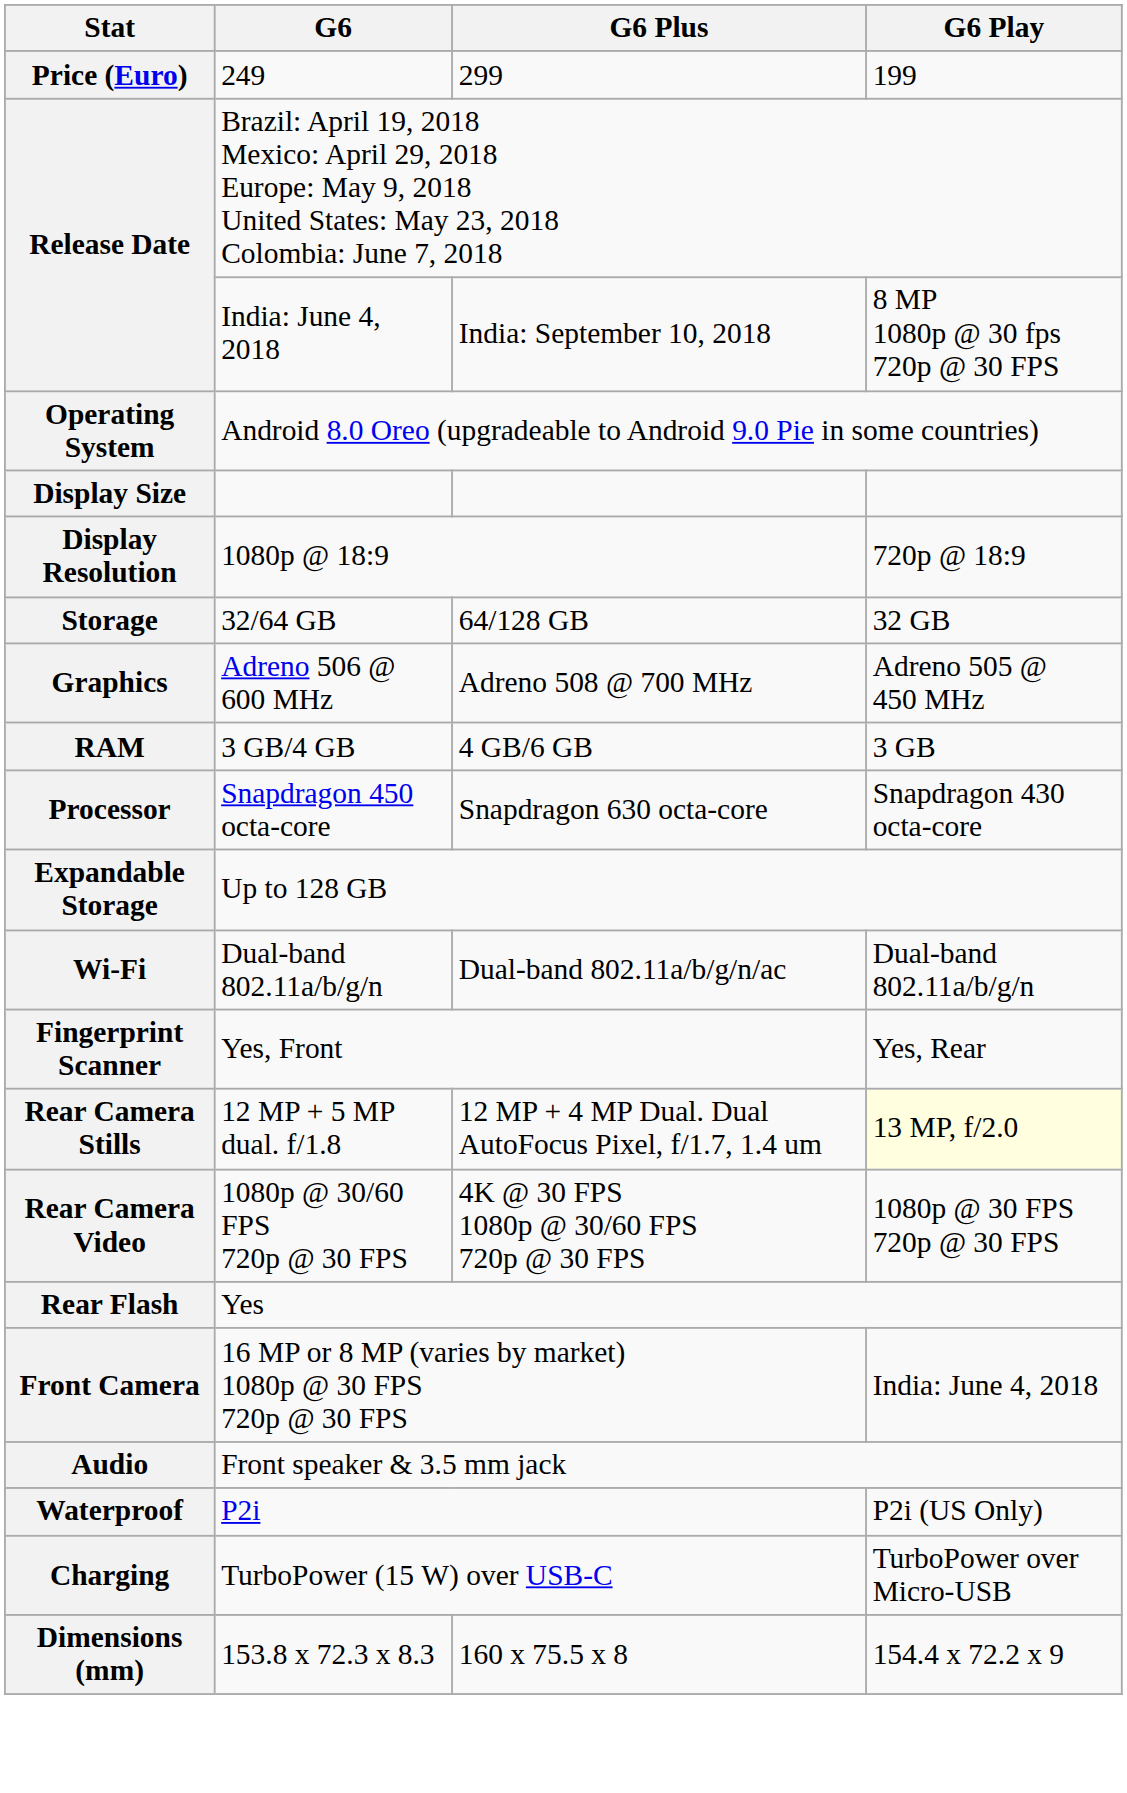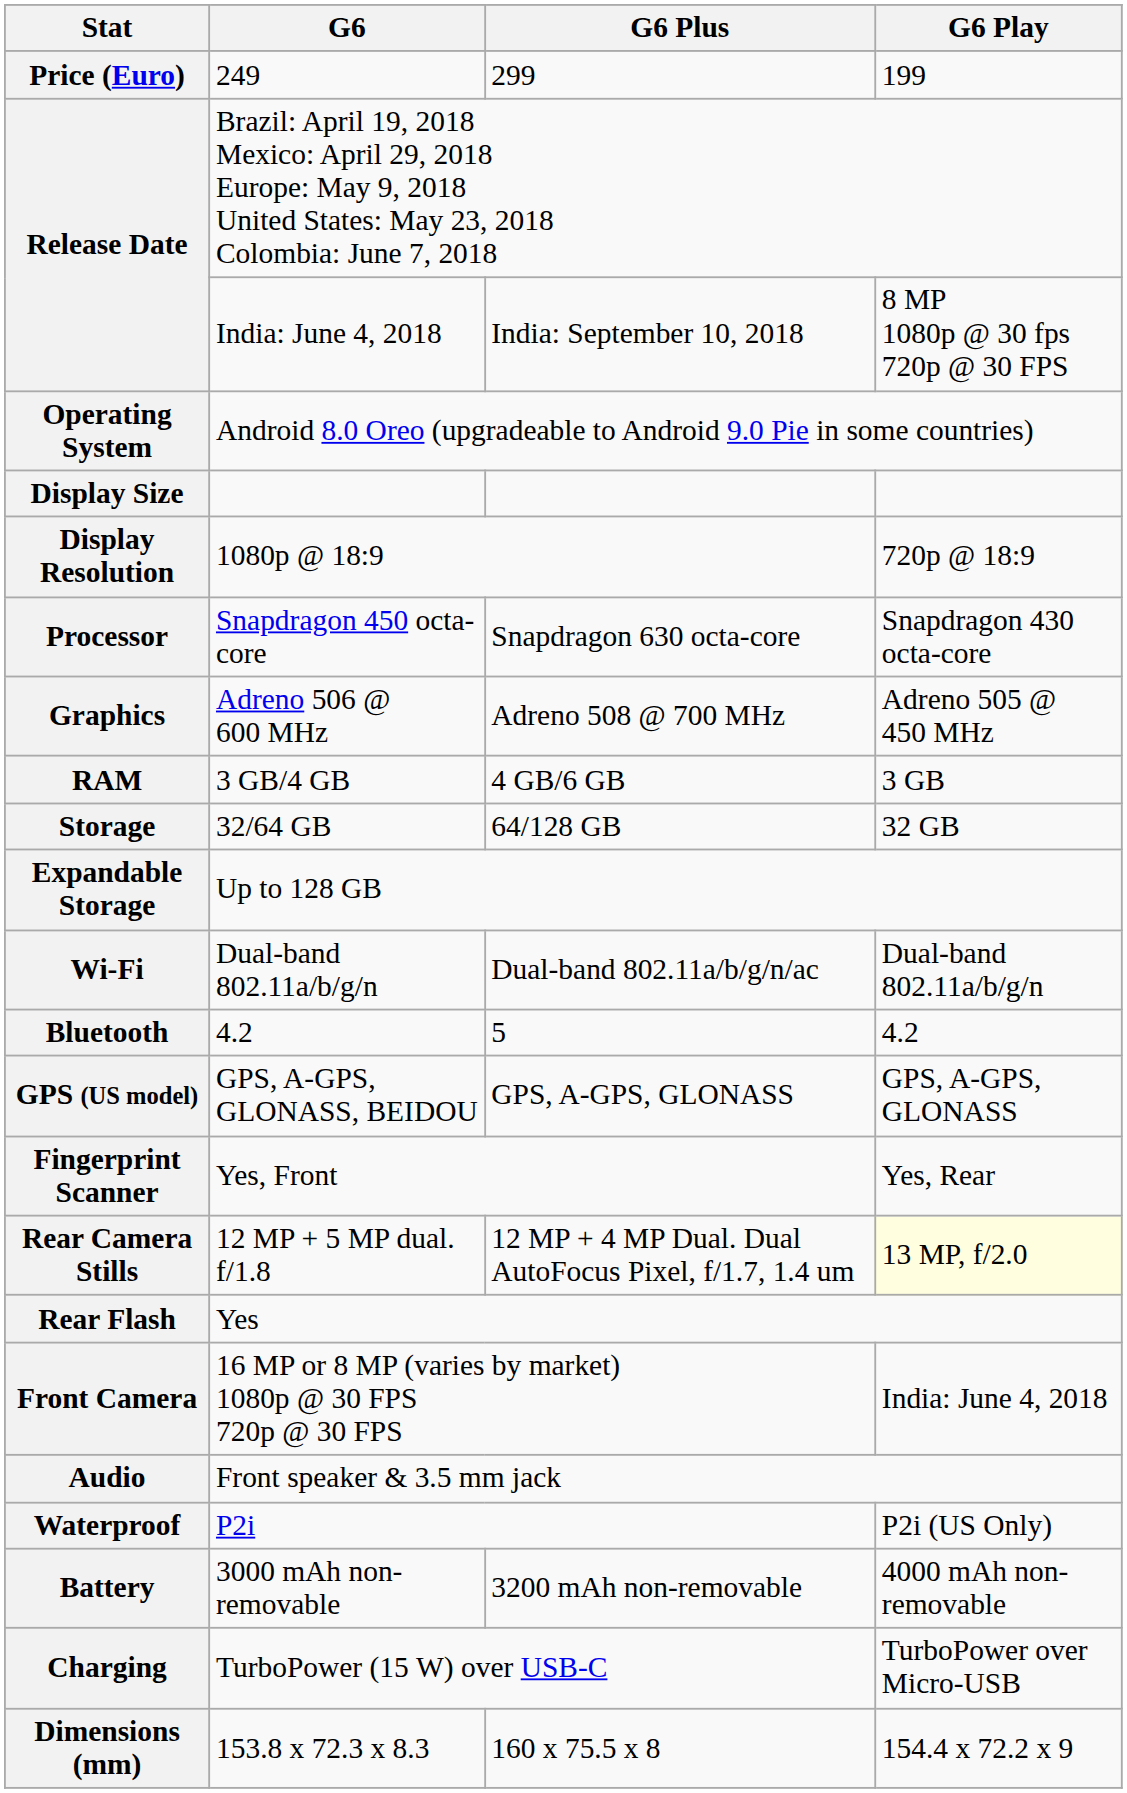rows swapped: (110, 809) <-> (110, 619)
+ row: (107, 1032)
+ row: (107, 1095)
- row: (110, 1224)
+ row: (107, 1587)
